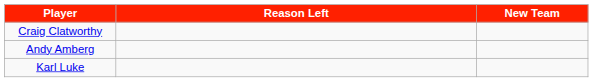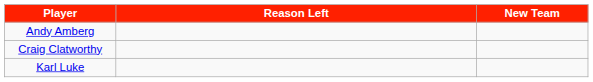rows swapped: (60, 49) <-> (60, 31)
